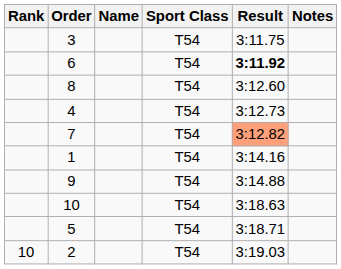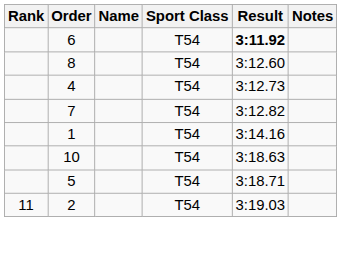- row: (71, 39)
(260, 134) lightsalmon background -> (260, 110) no background
- row: (71, 181)
(26, 252) 10 -> (26, 205) 11
